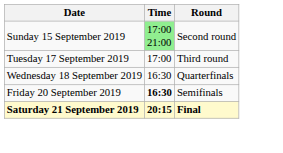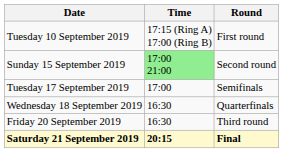+ row: (68, 36)
(203, 59) Third round -> (240, 88) Semifinals
(159, 93) bold -> (159, 122) normal
(200, 93) Semifinals -> (243, 122) Third round
